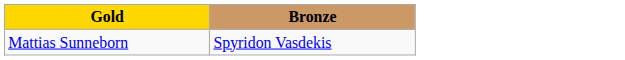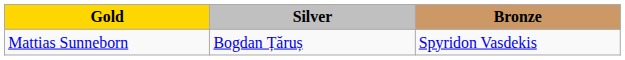+ column: (312, 17)
